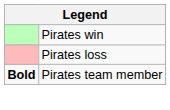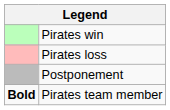+ row: (82, 75)
